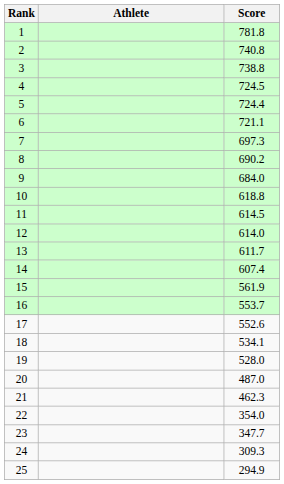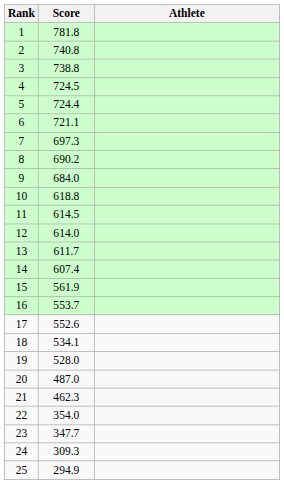columns swapped: (131, 13) <-> (252, 13)
